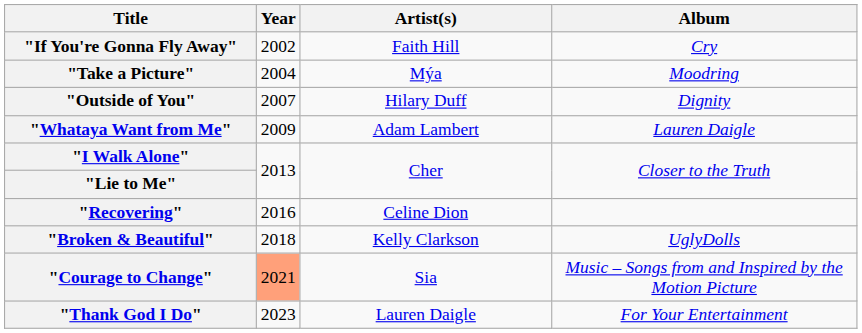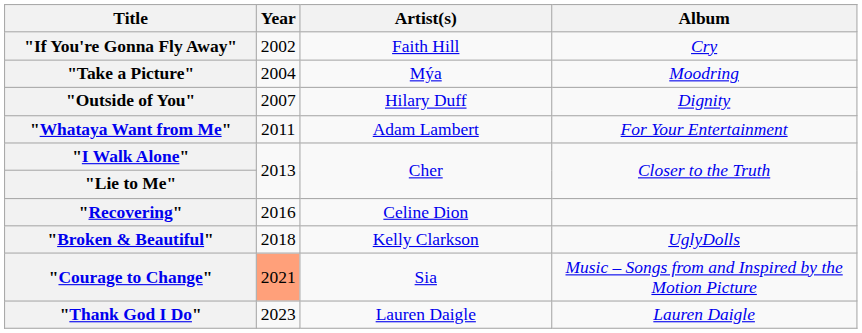(278, 128) 2009 -> (278, 128) 2011
(704, 128) Lauren Daigle -> (704, 128) For Your Entertainment
(704, 314) For Your Entertainment -> (704, 314) Lauren Daigle
